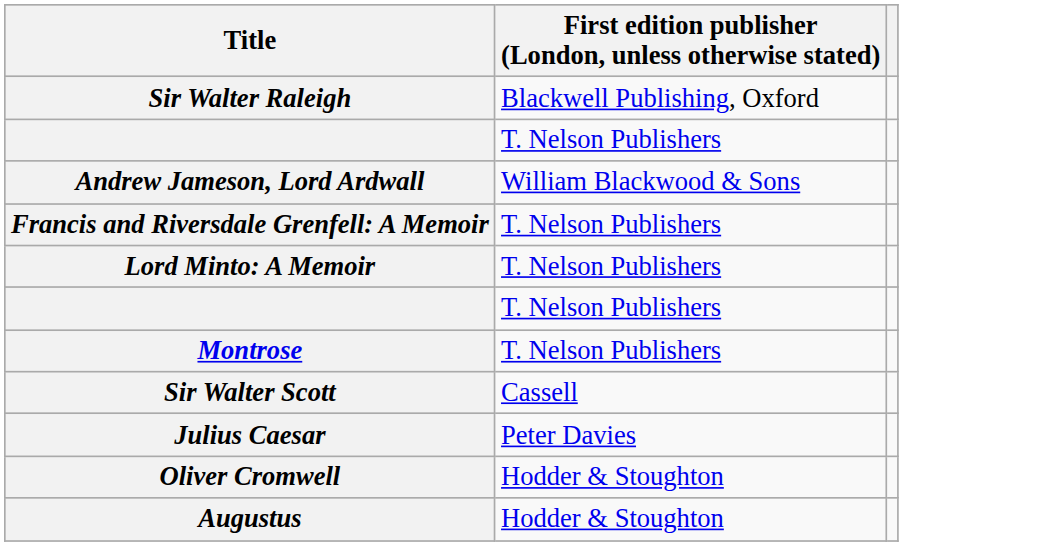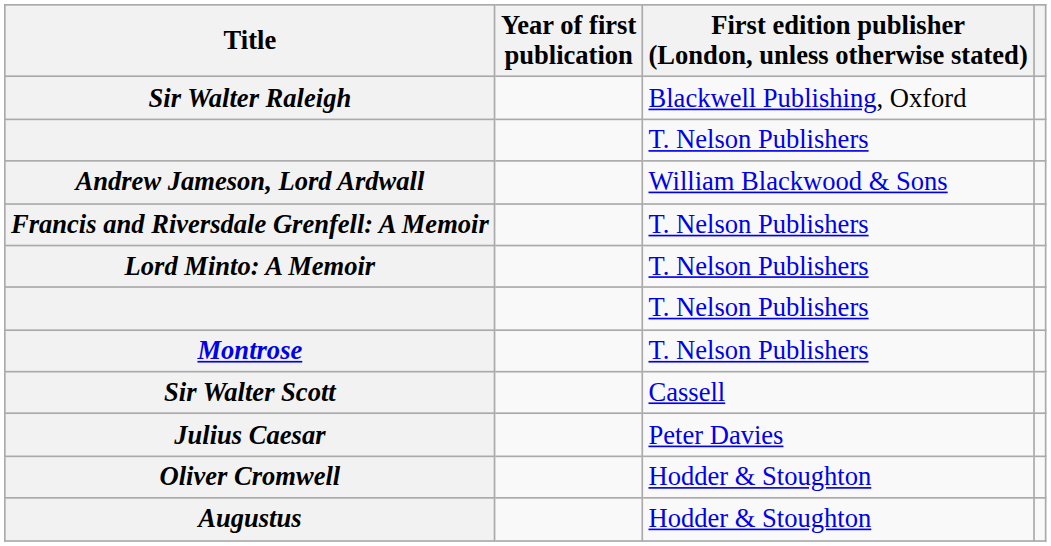+ column: (569, 40)
